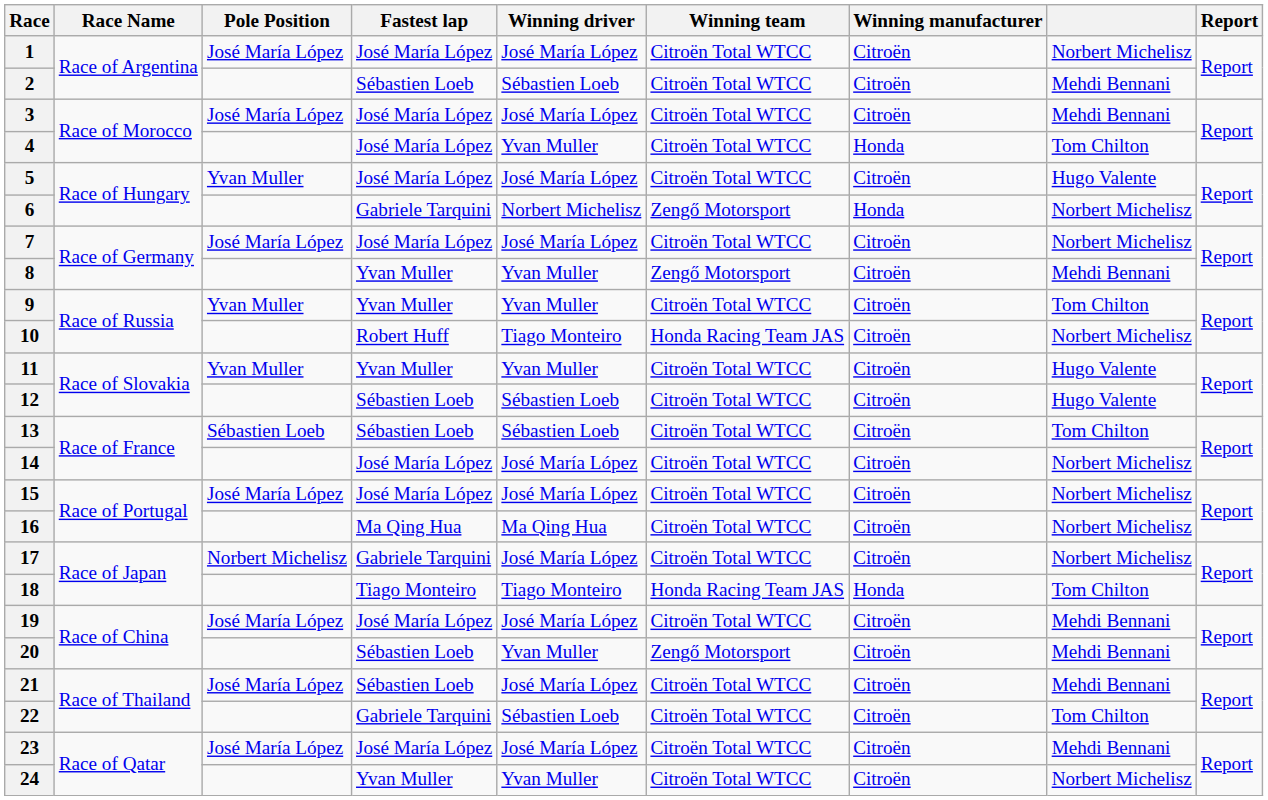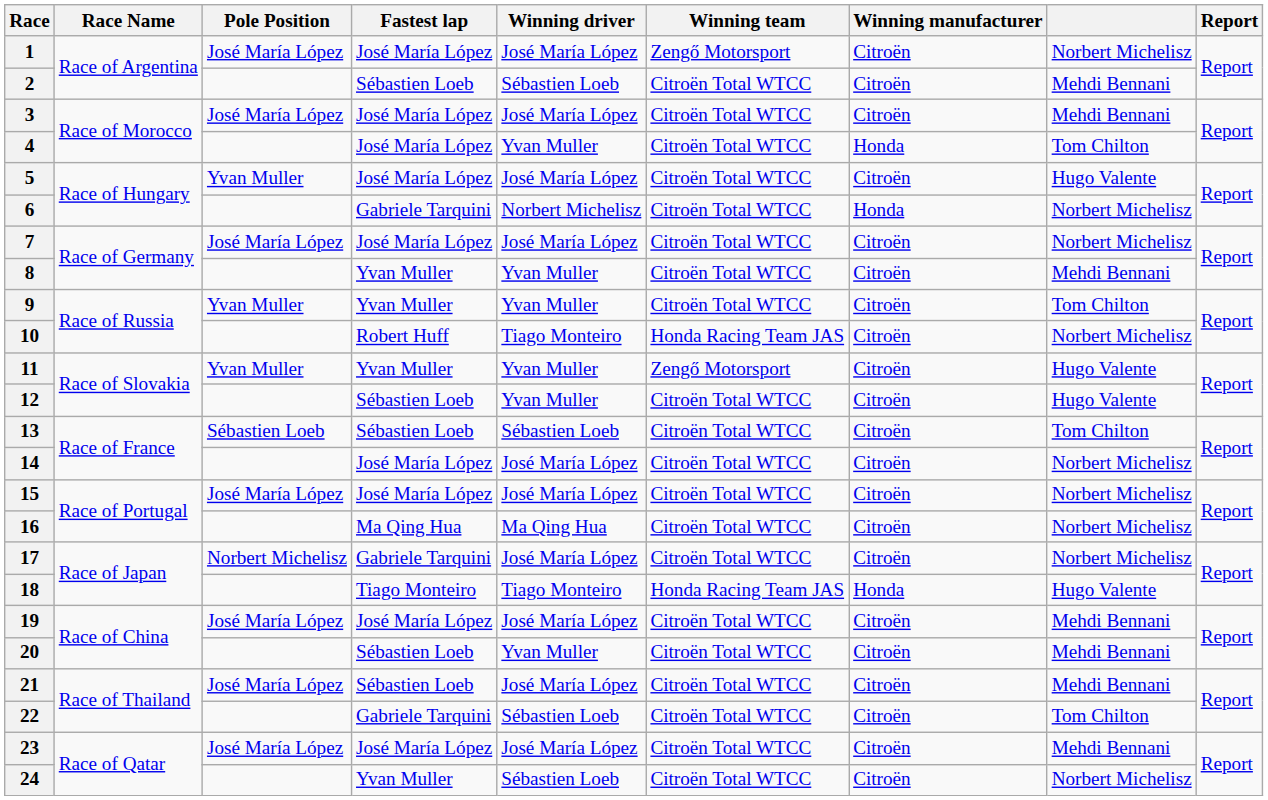(731, 51) Citroën Total WTCC -> (720, 51) Zengő Motorsport
(720, 209) Zengő Motorsport -> (731, 209) Citroën Total WTCC
(720, 273) Zengő Motorsport -> (731, 273) Citroën Total WTCC
(731, 367) Citroën Total WTCC -> (720, 367) Zengő Motorsport
(560, 399) Sébastien Loeb -> (550, 399) Yvan Muller
(1100, 589) Tom Chilton -> (1104, 589) Hugo Valente
(720, 652) Zengő Motorsport -> (731, 652) Citroën Total WTCC
(550, 779) Yvan Muller -> (560, 779) Sébastien Loeb
